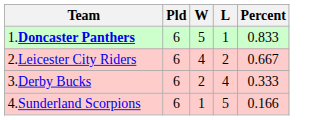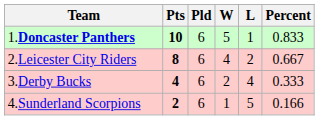+ column: (176, 15)
